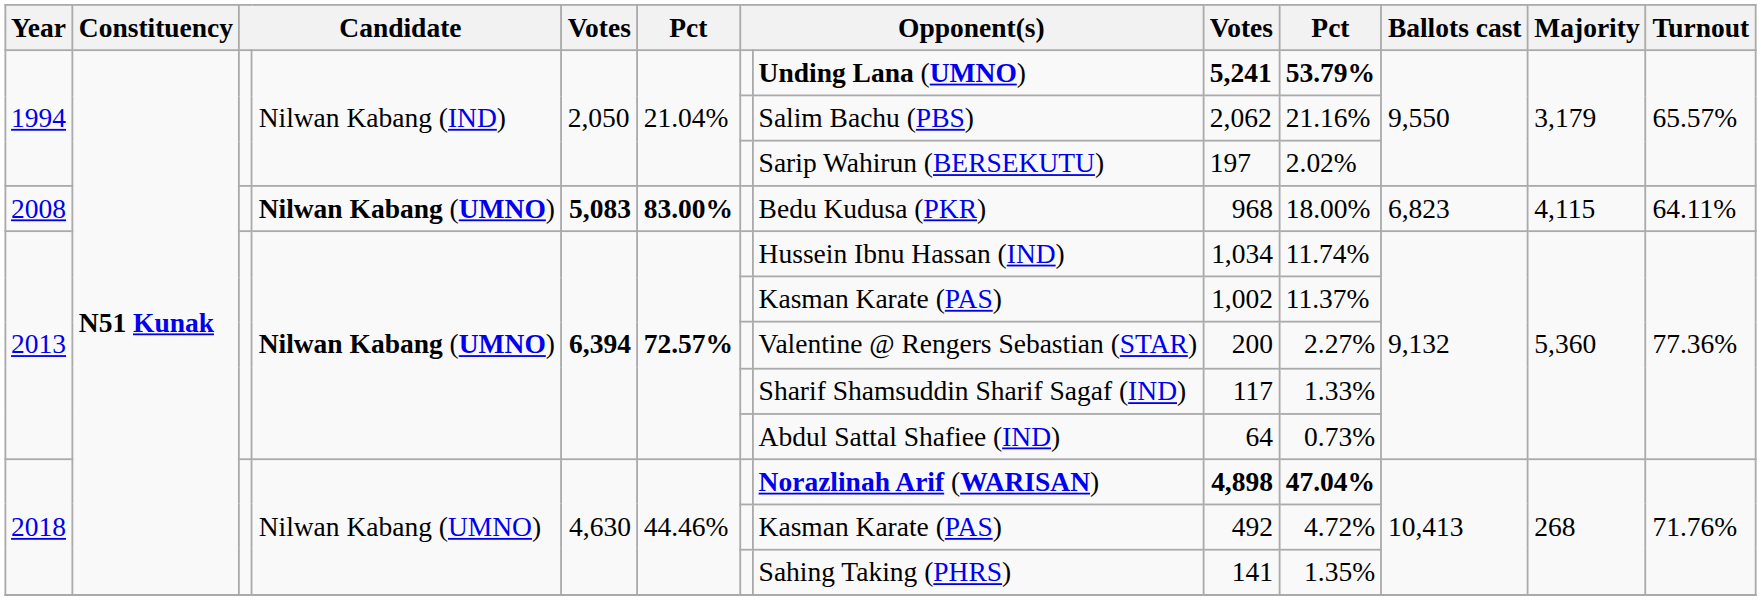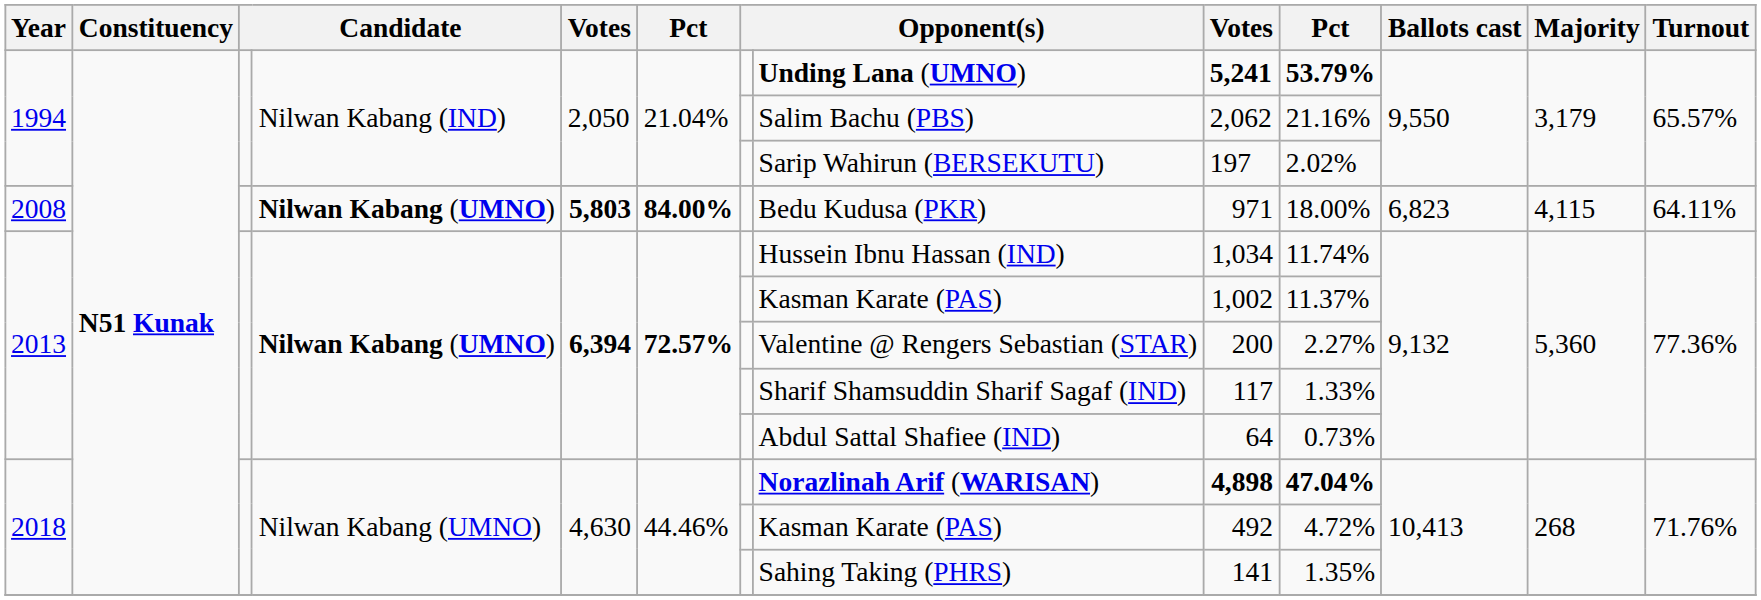(600, 208) 5,083 -> (600, 208) 5,803
(688, 208) 83.00% -> (688, 208) 84.00%
(1252, 208) 968 -> (1252, 208) 971
